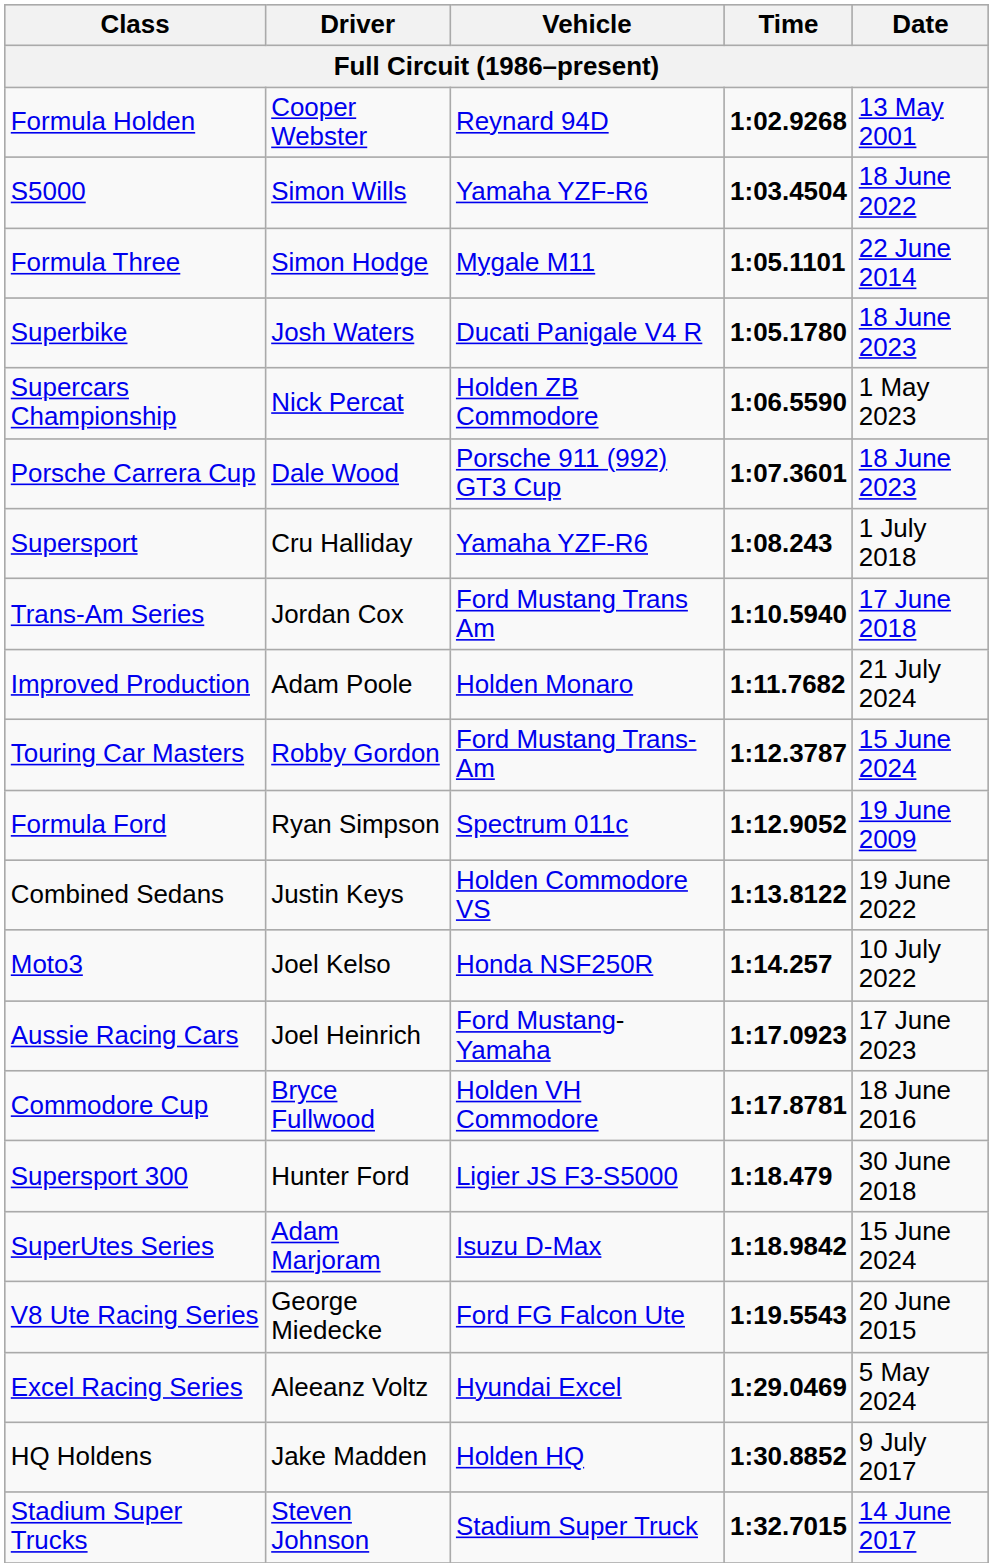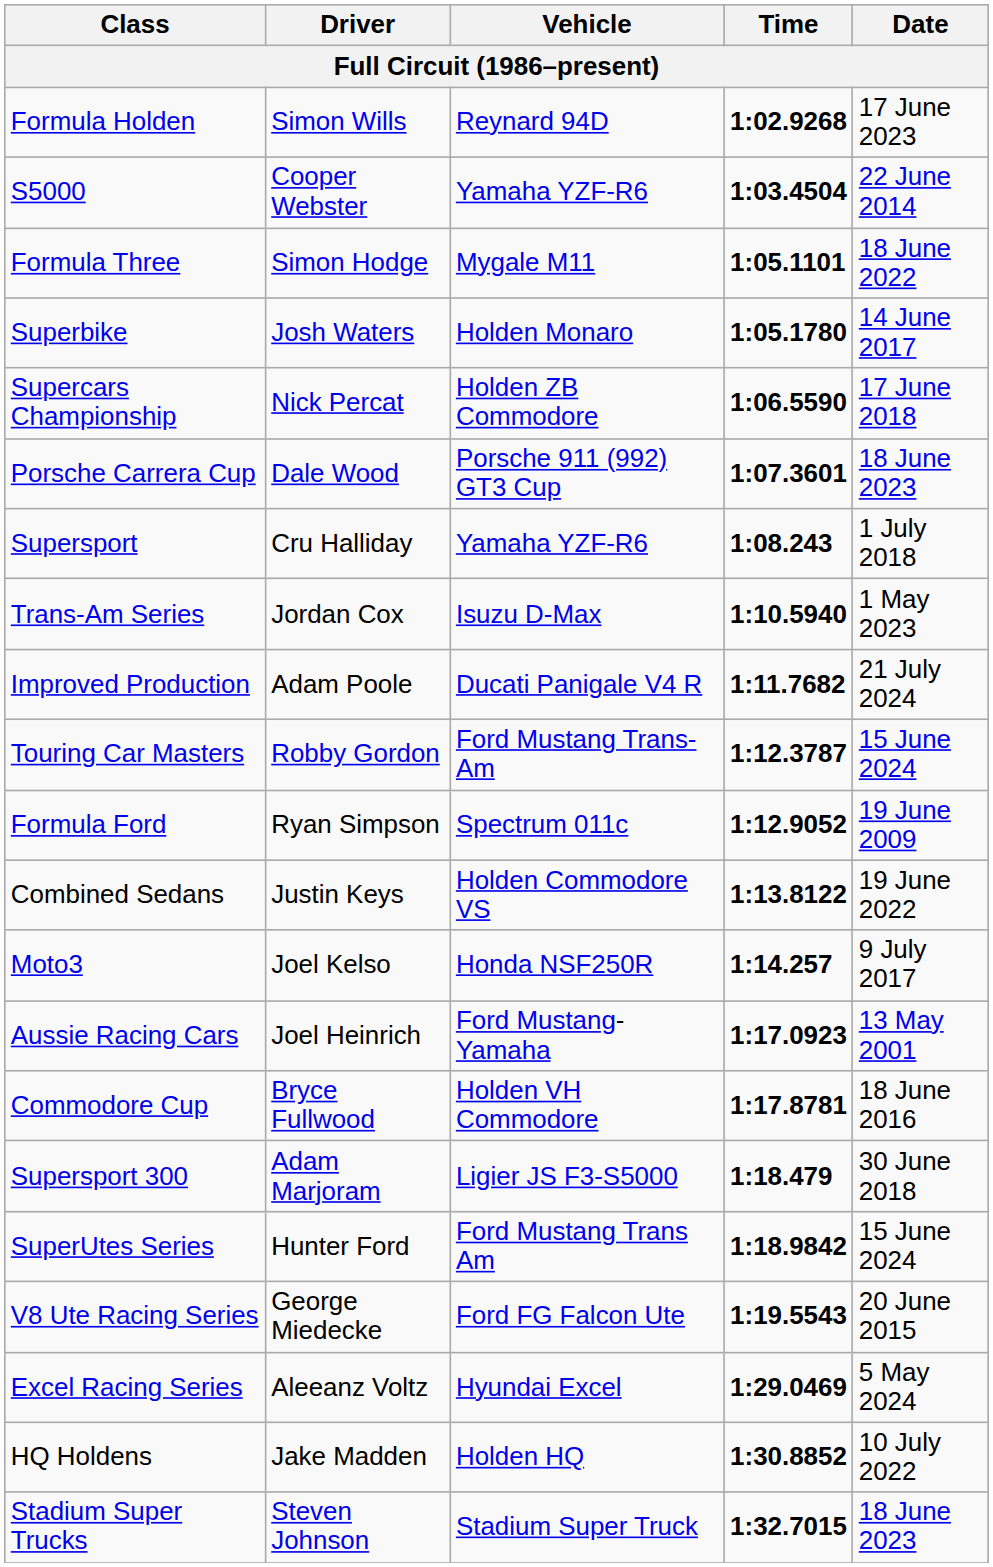(319, 121) Cooper Webster -> (339, 121) Simon Wills
(901, 121) 13 May 2001 -> (905, 121) 17 June 2023
(339, 192) Simon Wills -> (319, 192) Cooper Webster
(905, 192) 18 June 2022 -> (905, 192) 22 June 2014
(905, 262) 22 June 2014 -> (905, 262) 18 June 2022
(579, 332) Ducati Panigale V4 R -> (545, 332) Holden Monaro
(905, 332) 18 June 2023 -> (905, 332) 14 June 2017
(894, 402) 1 May 2023 -> (905, 402) 17 June 2018
(572, 613) Ford Mustang Trans Am -> (529, 613) Isuzu D-Max
(905, 613) 17 June 2018 -> (894, 613) 1 May 2023
(545, 683) Holden Monaro -> (579, 683) Ducati Panigale V4 R
(900, 965) 10 July 2022 -> (893, 965) 9 July 2017
(905, 1035) 17 June 2023 -> (901, 1035) 13 May 2001
(340, 1175) Hunter Ford -> (326, 1175) Adam Marjoram
(326, 1246) Adam Marjoram -> (340, 1246) Hunter Ford
(529, 1246) Isuzu D-Max -> (572, 1246) Ford Mustang Trans Am
(893, 1456) 9 July 2017 -> (900, 1456) 10 July 2022
(905, 1527) 14 June 2017 -> (905, 1527) 18 June 2023
